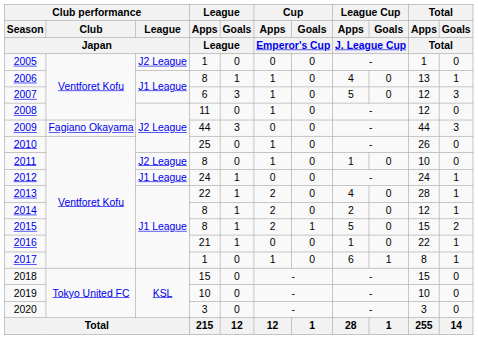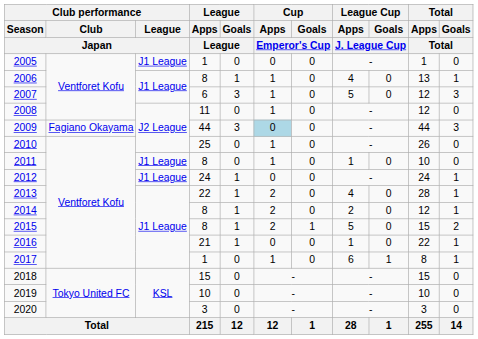(163, 62) J2 League -> (163, 62) J1 League
(273, 128) no background -> (273, 128) lightblue background
(163, 161) J2 League -> (163, 161) J1 League
